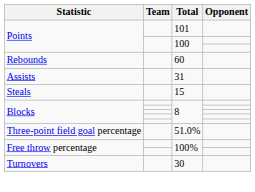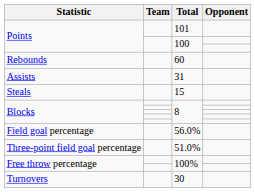+ row: (50, 131)
